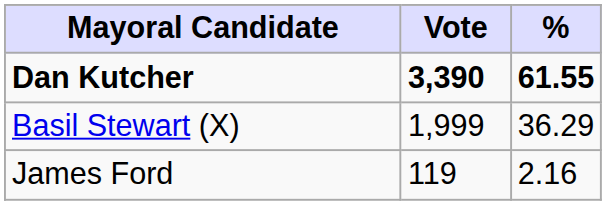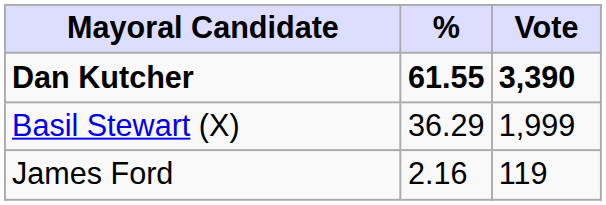columns swapped: (456, 28) <-> (556, 28)
